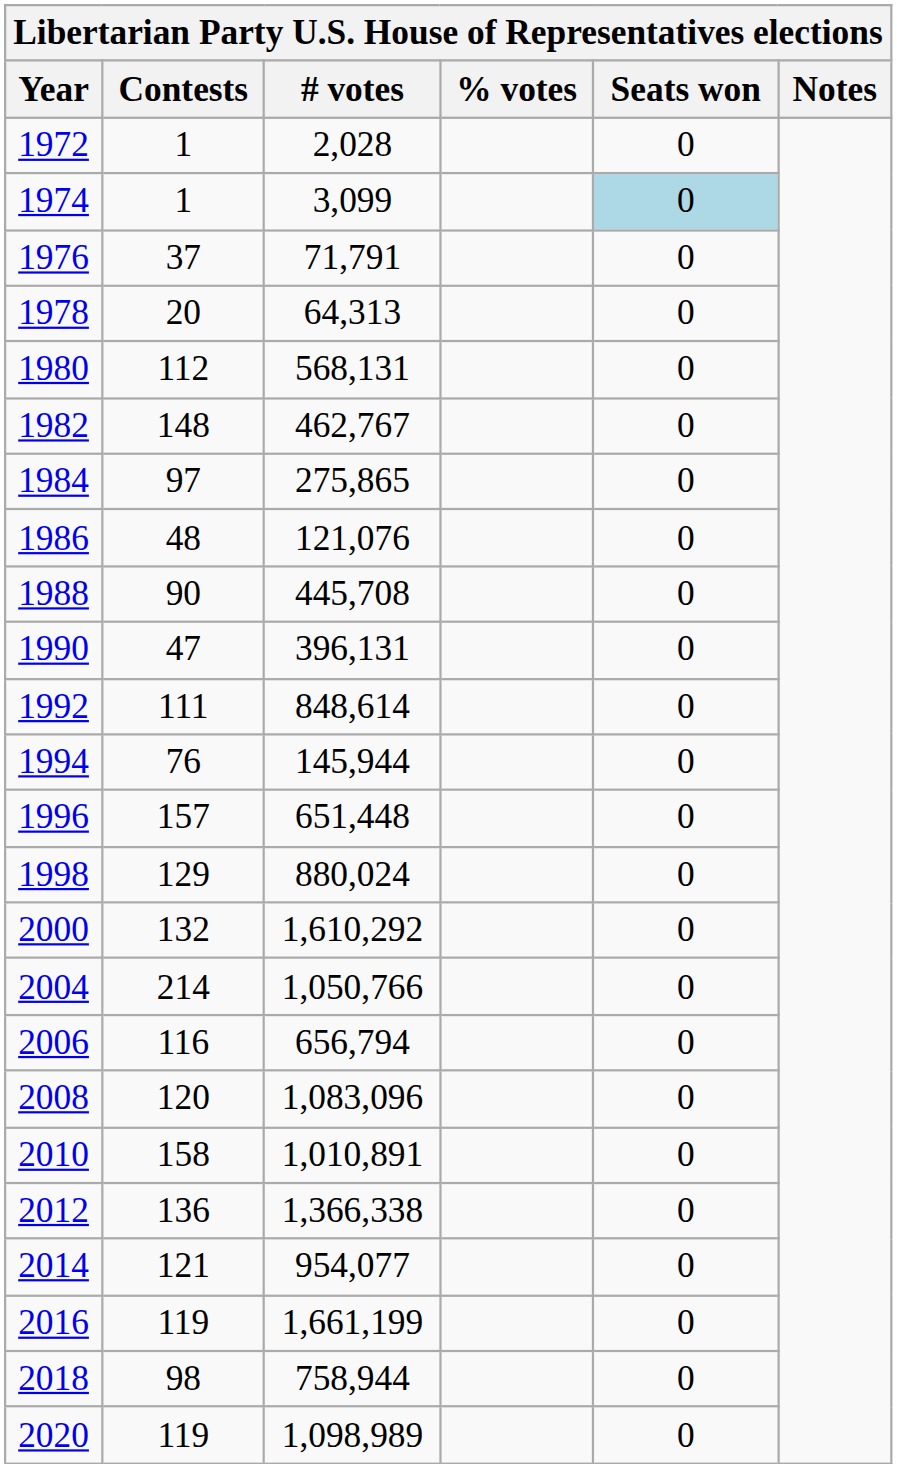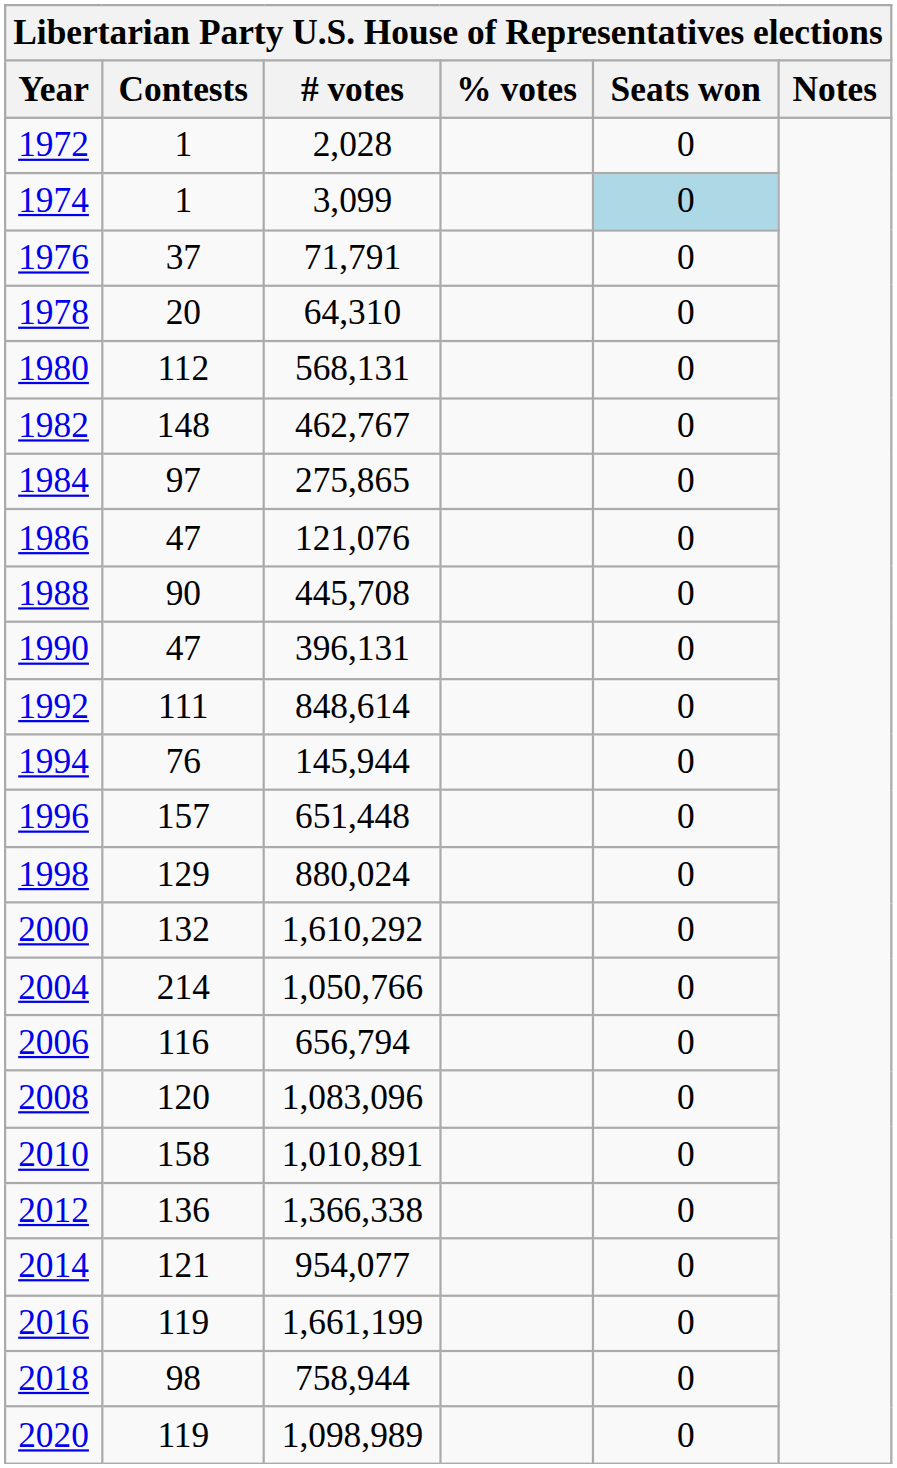(352, 312) 64,313 -> (352, 312) 64,310
(183, 537) 48 -> (183, 537) 47
